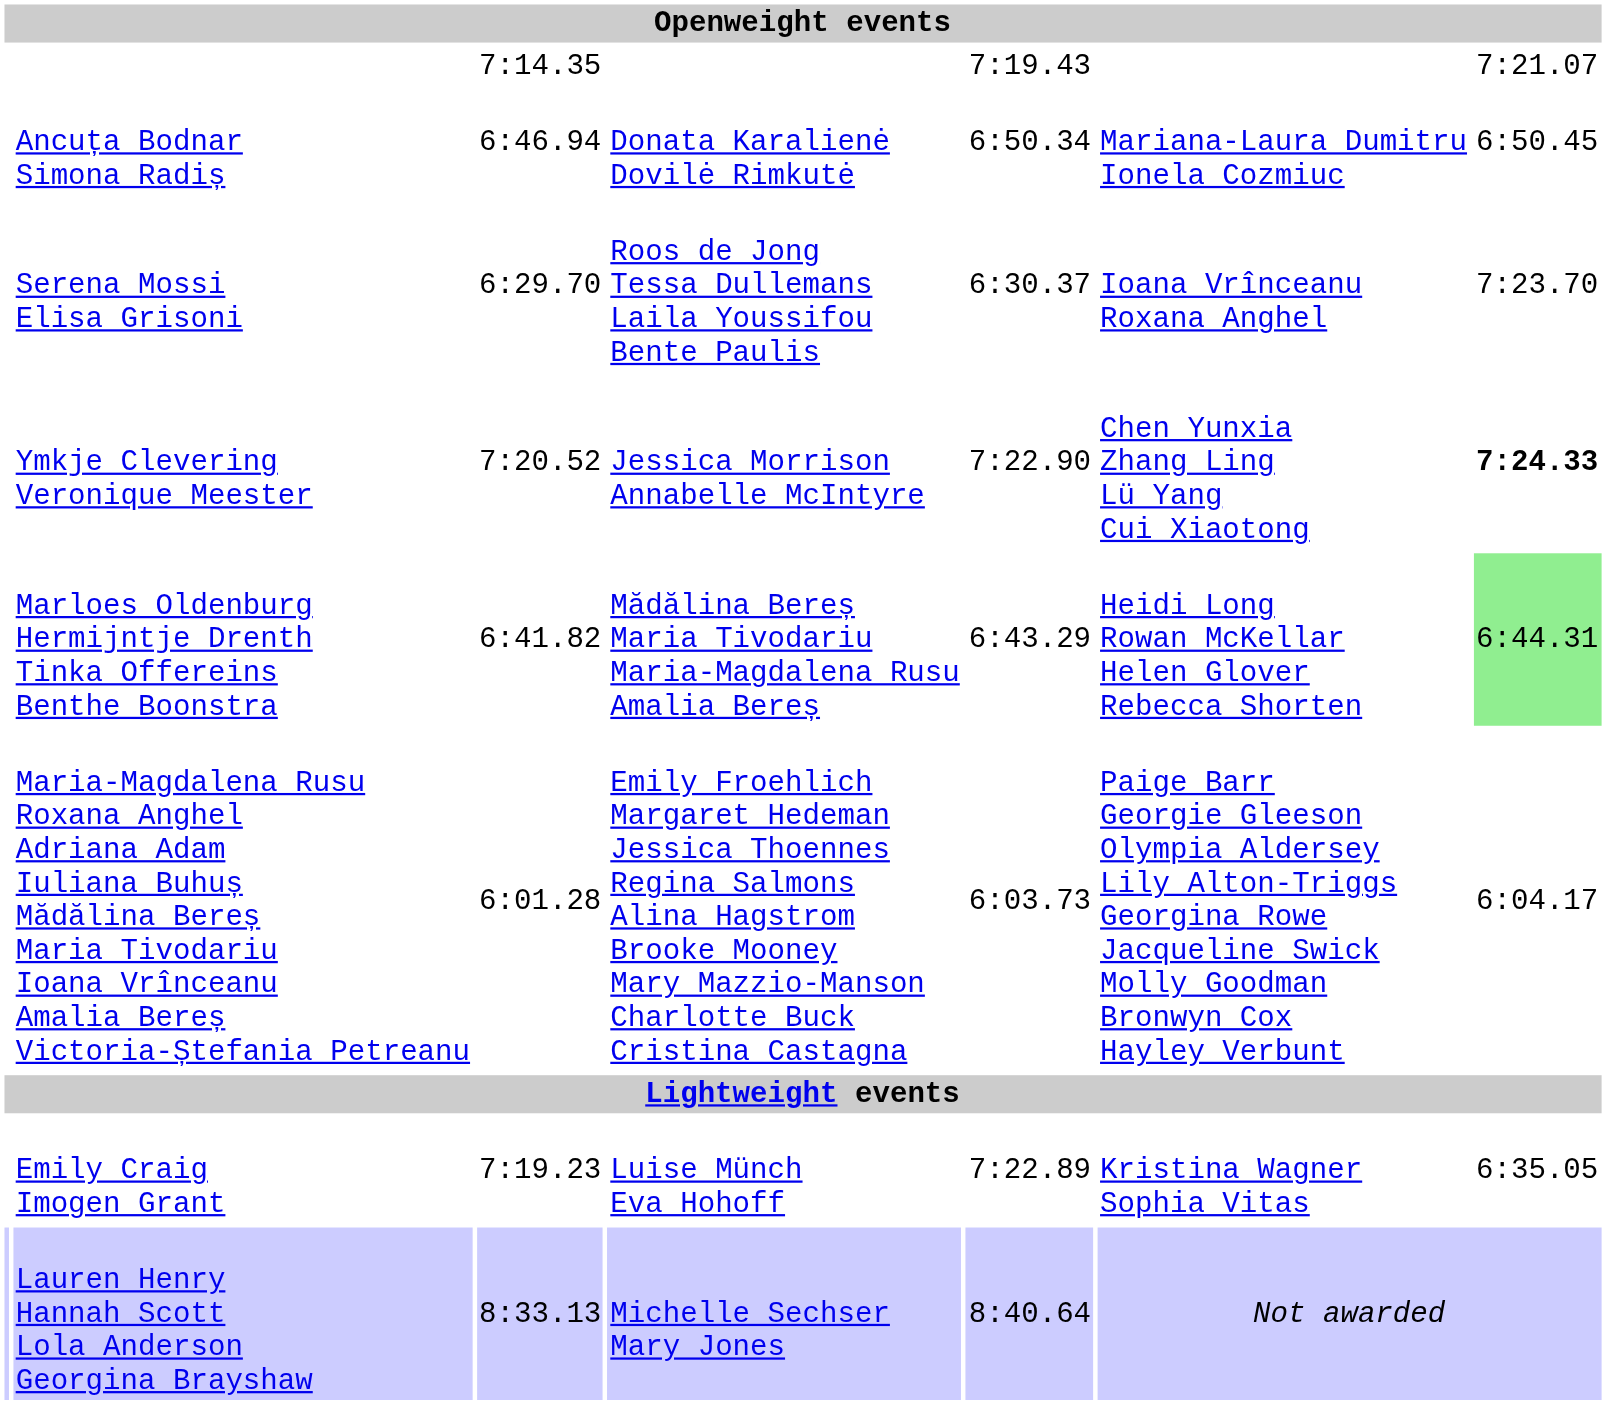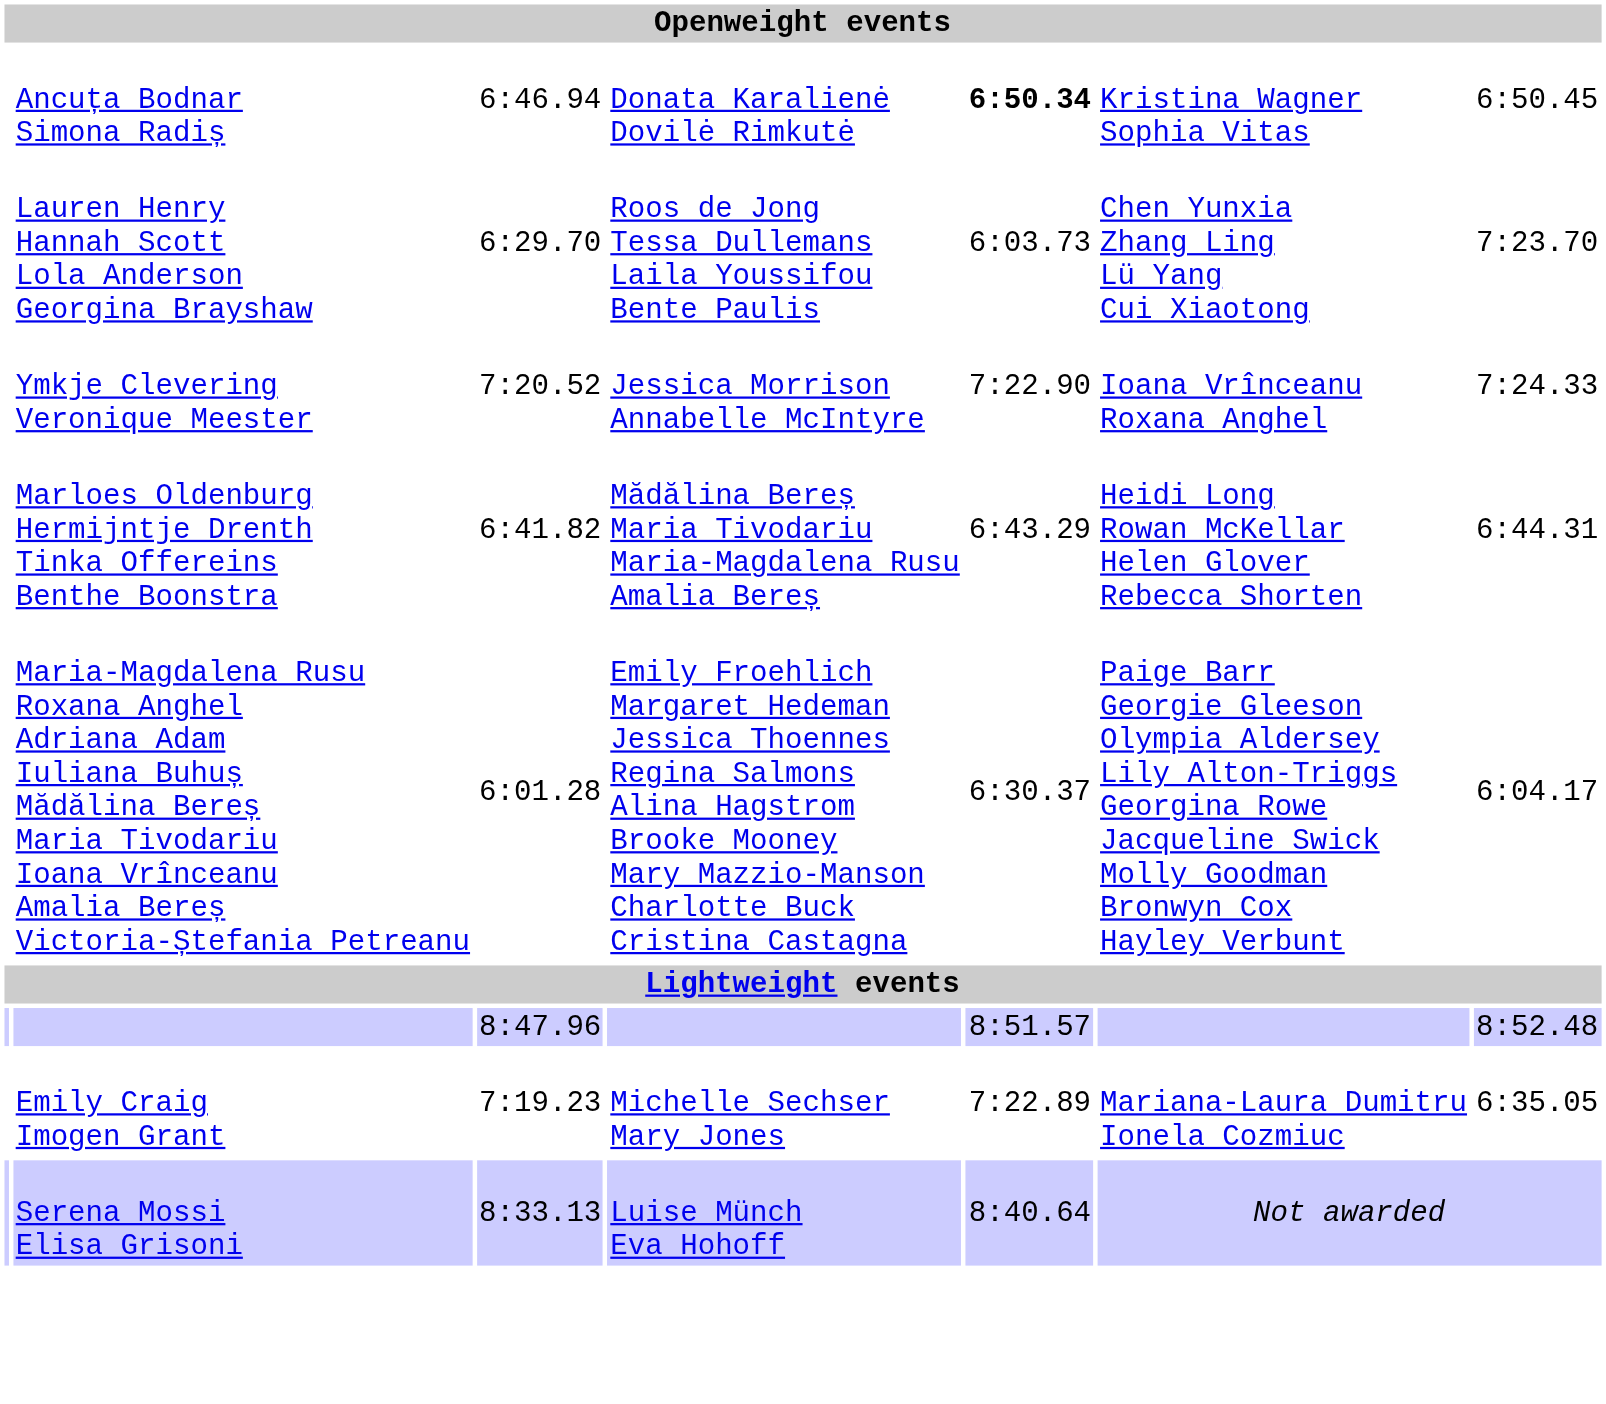- row: (540, 66)
(1030, 142) normal -> (1030, 100) bold
(1284, 159) Mariana-Laura Dumitru Ionela Cozmiuc -> (1231, 116) Kristina Wagner Sophia Vitas
(129, 302) Serena Mossi Elisa Grisoni -> (164, 260) Lauren Henry Hannah Scott Lola Anderson Georgina Brayshaw
(1030, 286) 6:30.37 -> (1030, 243) 6:03.73
(1231, 302) Ioana Vrînceanu Roxana Anghel -> (1205, 260) Chen Yunxia Zhang Ling Lü Yang Cui Xiaotong
(1205, 479) Chen Yunxia Zhang Ling Lü Yang Cui Xiaotong -> (1231, 403) Ioana Vrînceanu Roxana Anghel
(1537, 463) bold -> (1537, 386) normal
(1537, 640) lightgreen background -> (1537, 530) no background
(1030, 900) 6:03.73 -> (1030, 791) 6:30.37
+ row: (540, 1027)
(706, 1187) Luise Münch Eva Hohoff -> (750, 1120) Michelle Sechser Mary Jones
(1231, 1187) Kristina Wagner Sophia Vitas -> (1284, 1120) Mariana-Laura Dumitru Ionela Cozmiuc
(164, 1331) Lauren Henry Hannah Scott Lola Anderson Georgina Brayshaw -> (129, 1230) Serena Mossi Elisa Grisoni
(750, 1331) Michelle Sechser Mary Jones -> (706, 1230) Luise Münch Eva Hohoff
